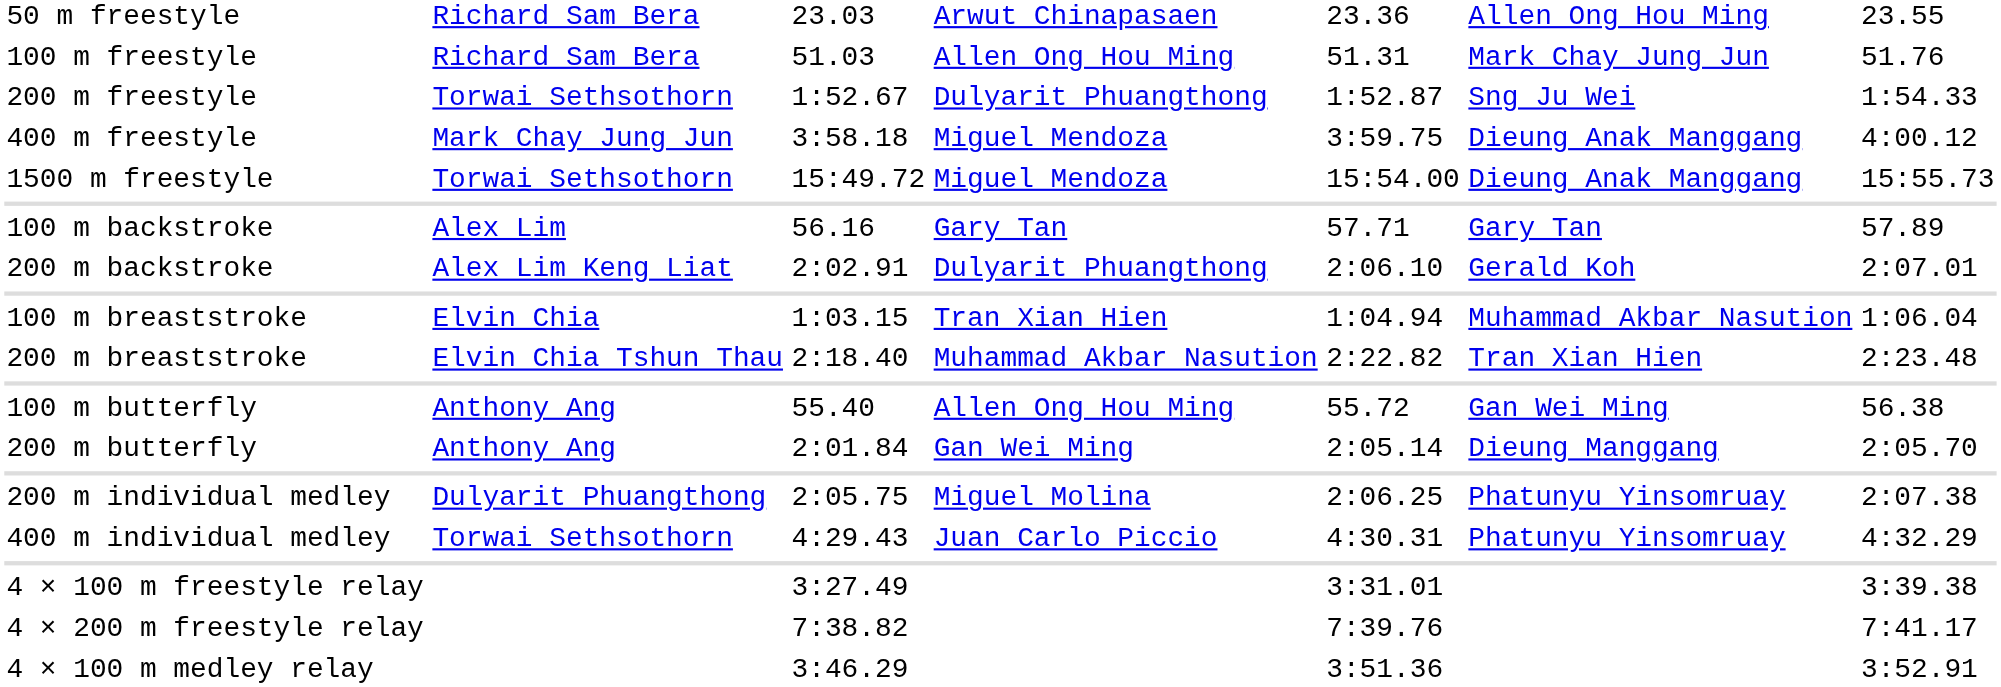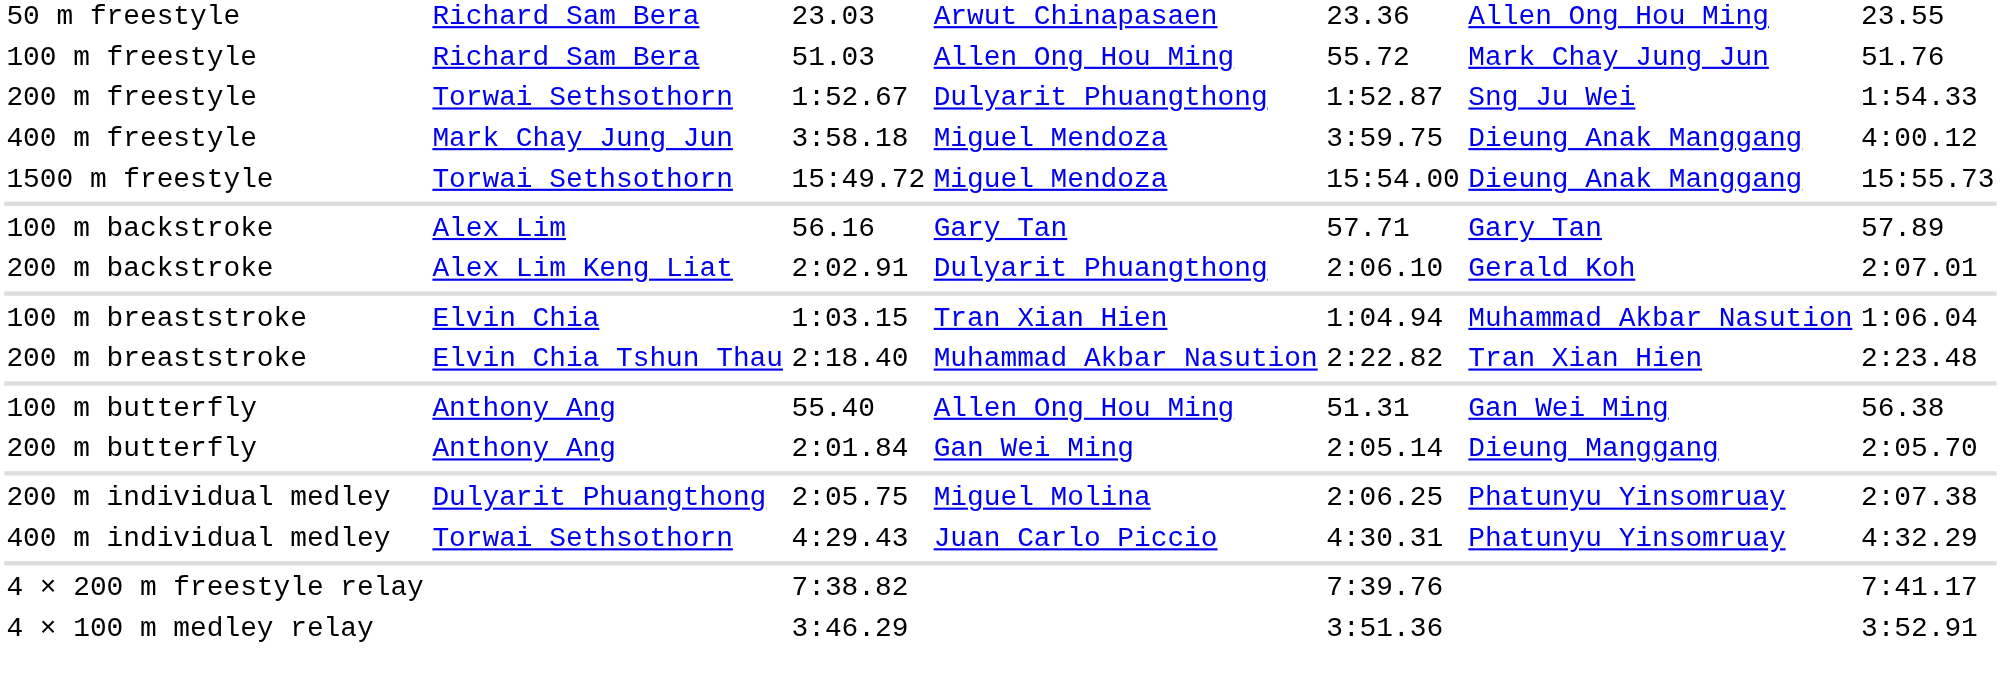(1368, 57) 51.31 -> (1368, 57) 55.72
(1368, 408) 55.72 -> (1368, 408) 51.31
- row: (215, 588)
